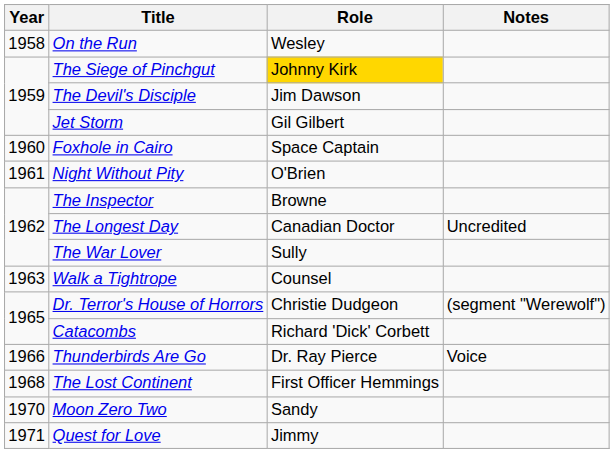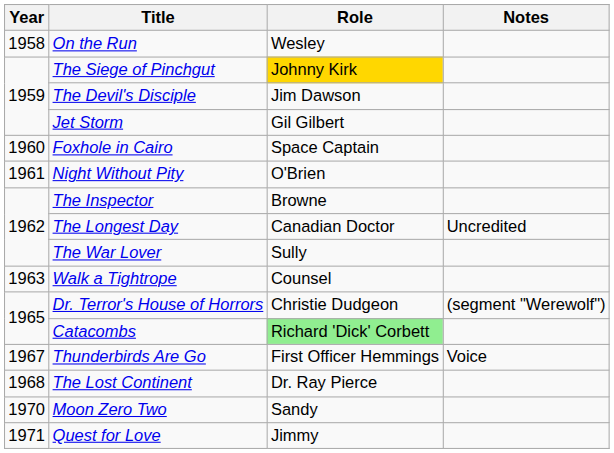(350, 331) no background -> (350, 331) lightgreen background
(27, 357) 1966 -> (27, 357) 1967
(324, 357) Dr. Ray Pierce -> (355, 357) First Officer Hemmings
(355, 383) First Officer Hemmings -> (324, 383) Dr. Ray Pierce
